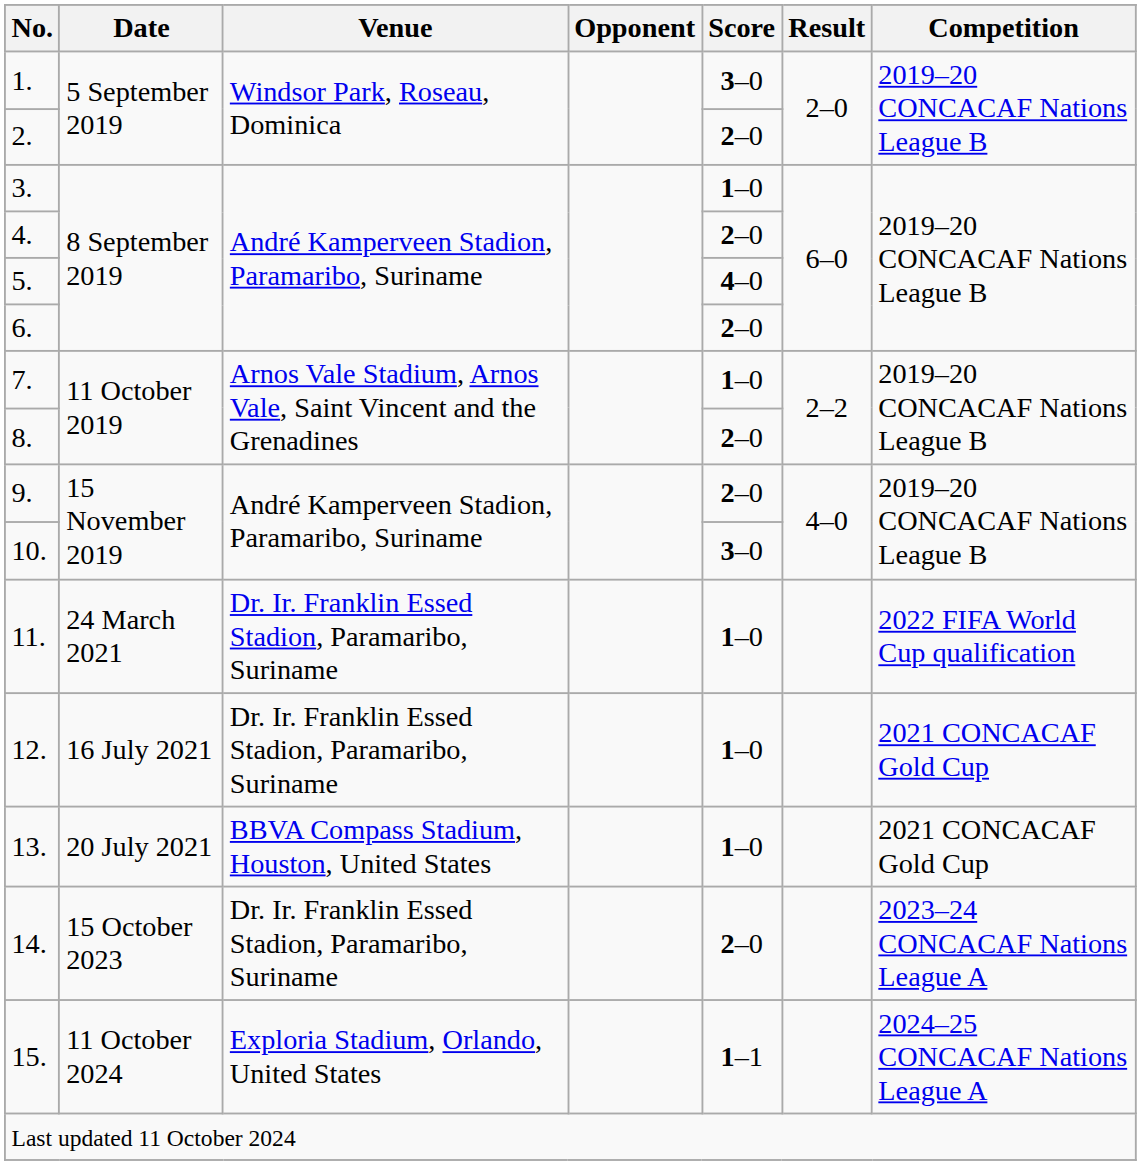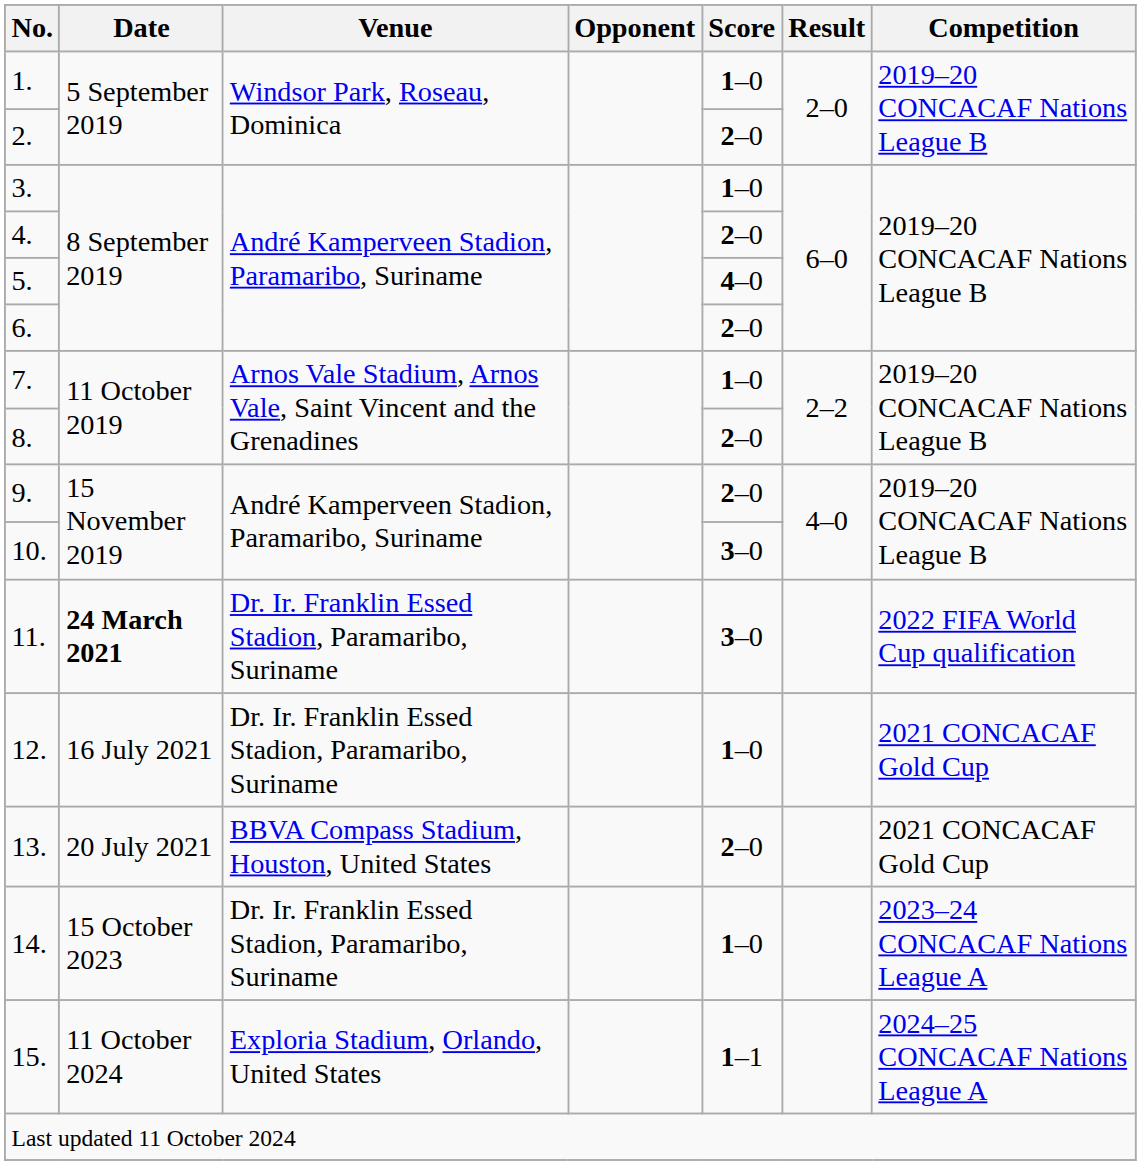(742, 79) 3–0 -> (742, 79) 1–0
(121, 635) normal -> (124, 635) bold
(742, 635) 1–0 -> (742, 635) 3–0
(742, 845) 1–0 -> (742, 845) 2–0
(742, 942) 2–0 -> (742, 942) 1–0
